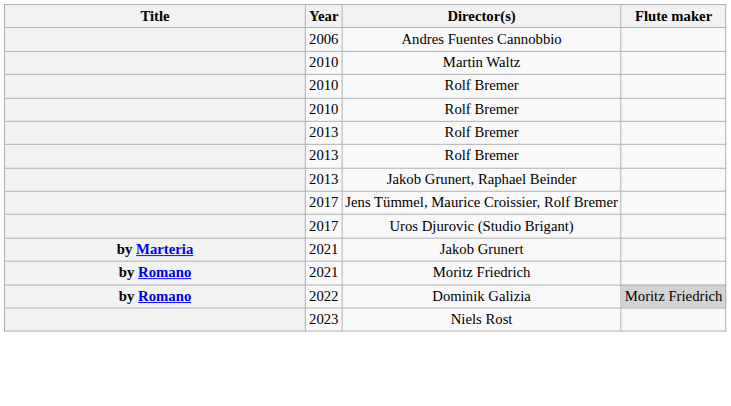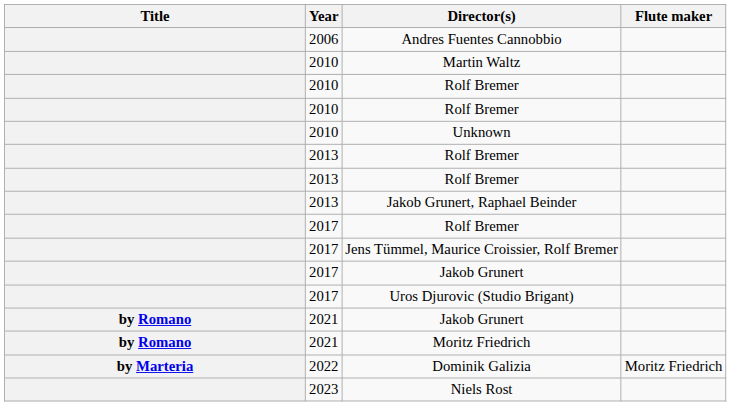+ row: (324, 132)
+ row: (324, 226)
+ row: (324, 272)
(155, 249) by Marteria -> (155, 319) by Romano
(155, 296) by Romano -> (155, 366) by Marteria
(674, 296) lightgrey background -> (674, 366) no background
